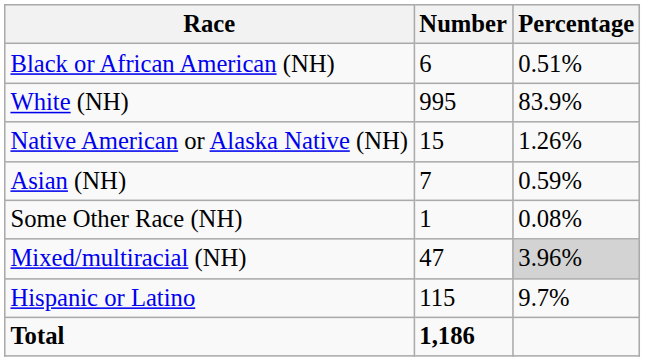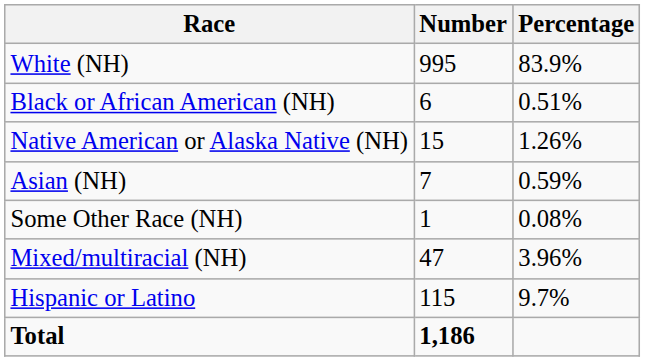rows swapped: (70, 102) <-> (173, 63)
(550, 258) lightgrey background -> (550, 258) no background
